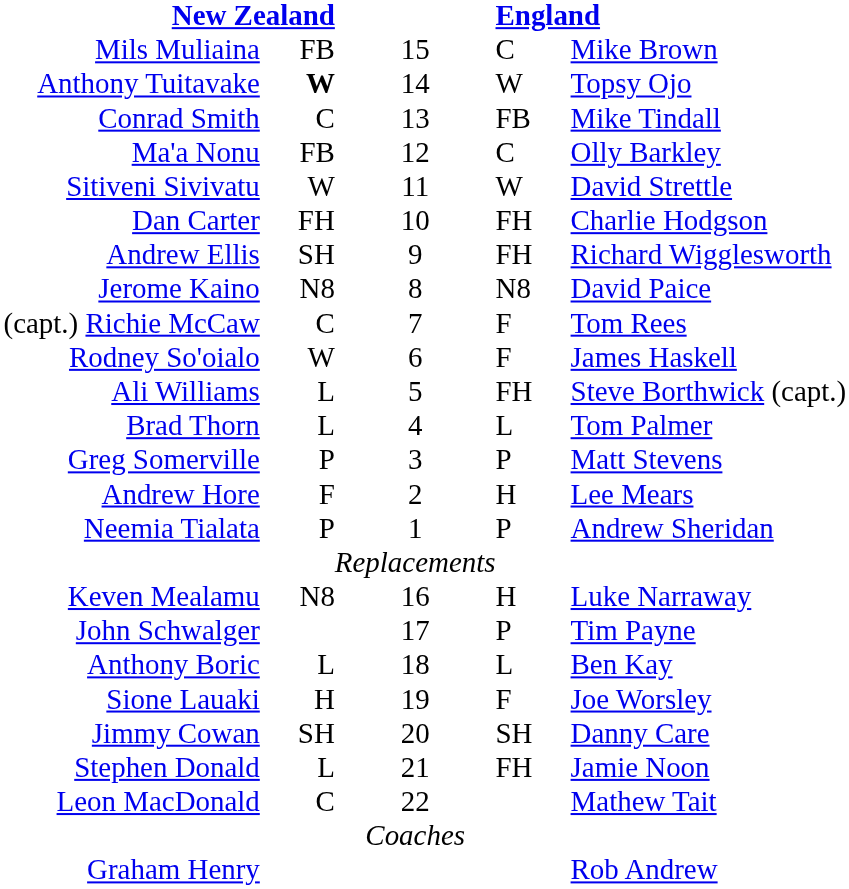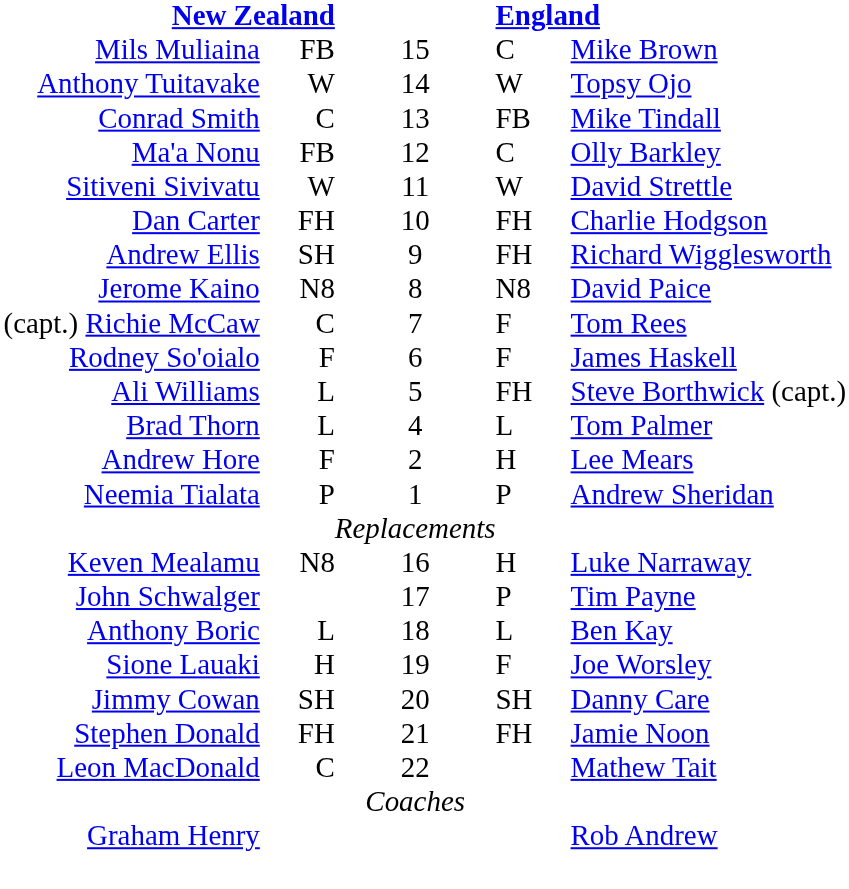(320, 83) bold -> (321, 83) normal
(321, 357) W -> (327, 357) F
- row: (164, 459)
(326, 767) L -> (316, 733) FH
